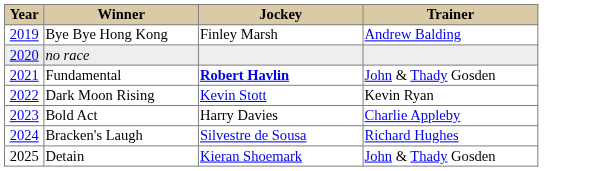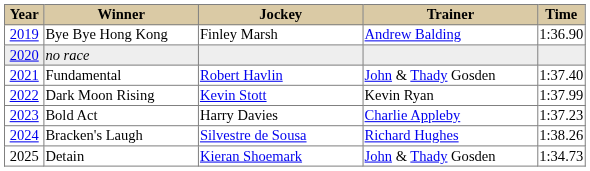+ column: (561, 14)
(245, 75) bold -> (241, 75) normal
